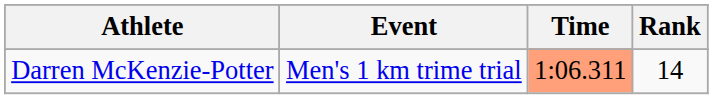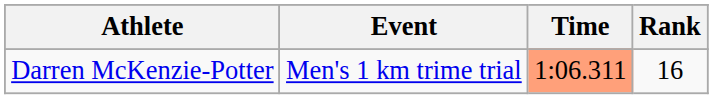(670, 70) 14 -> (670, 70) 16
